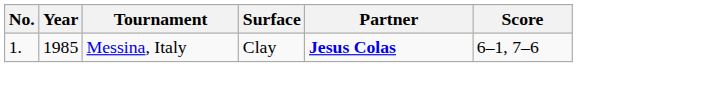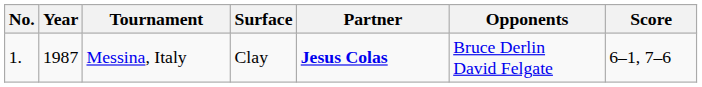+ column: (527, 18)
(61, 47) 1985 -> (61, 57) 1987
